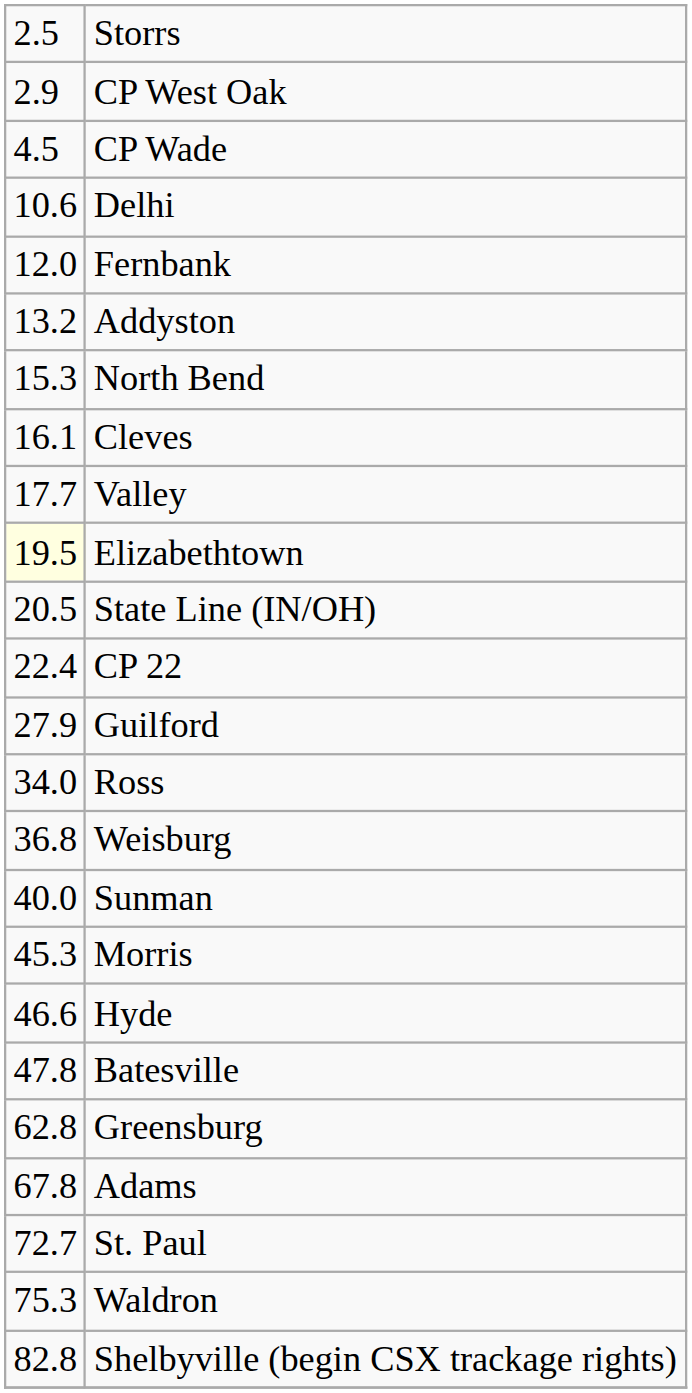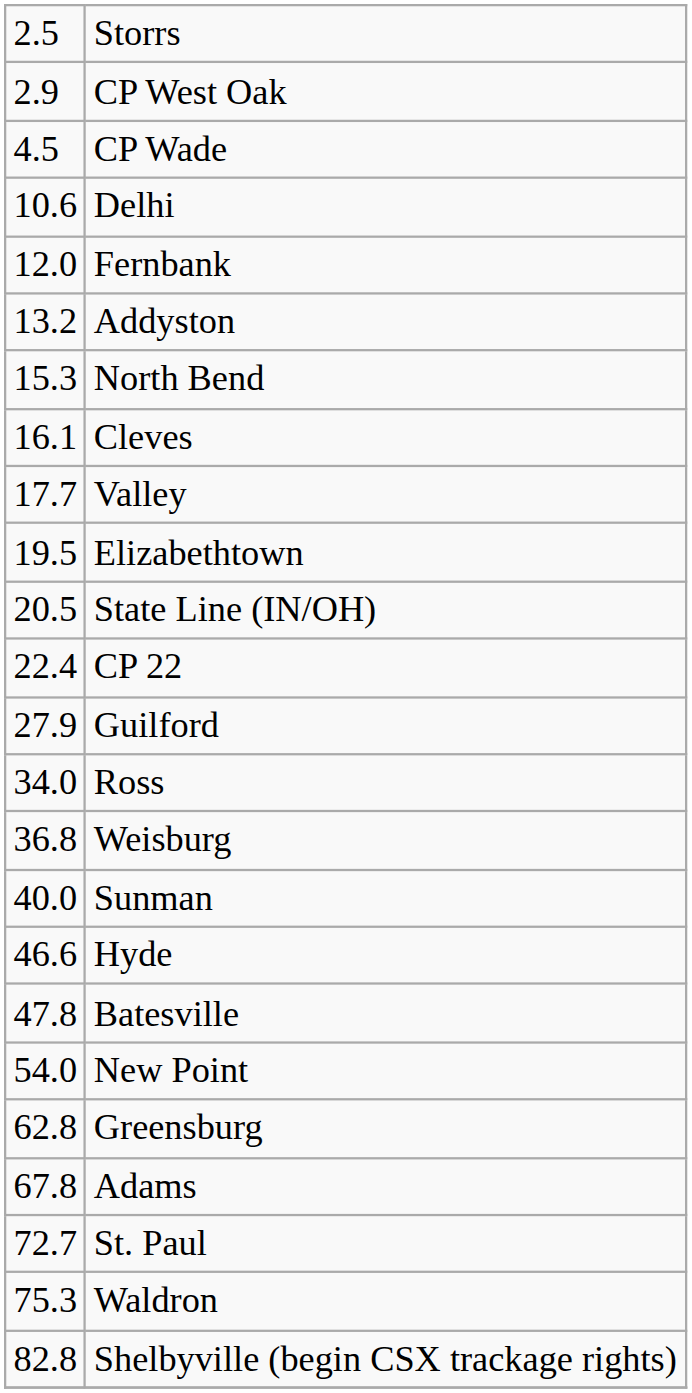(45, 551) lightyellow background -> (45, 551) no background
- row: (143, 954)
+ row: (171, 1070)
